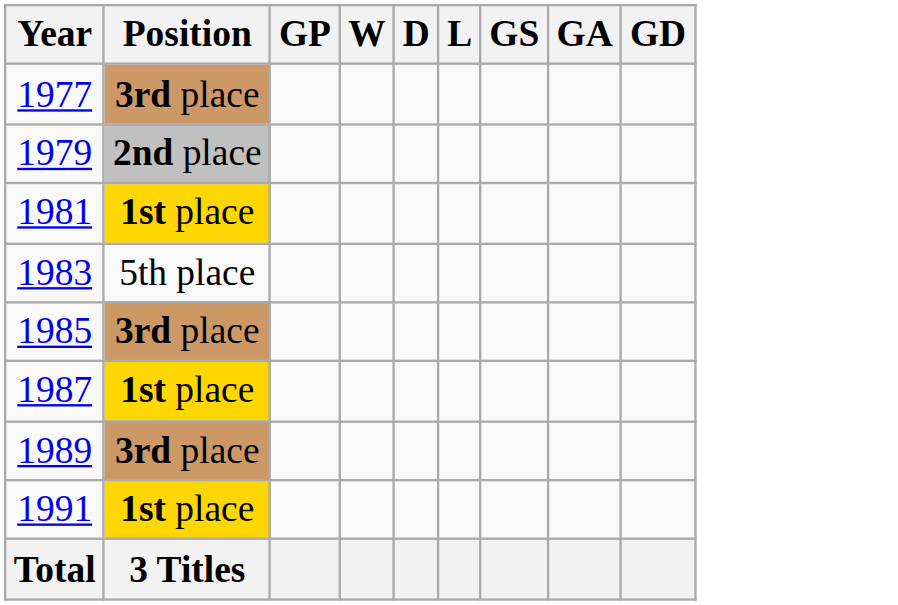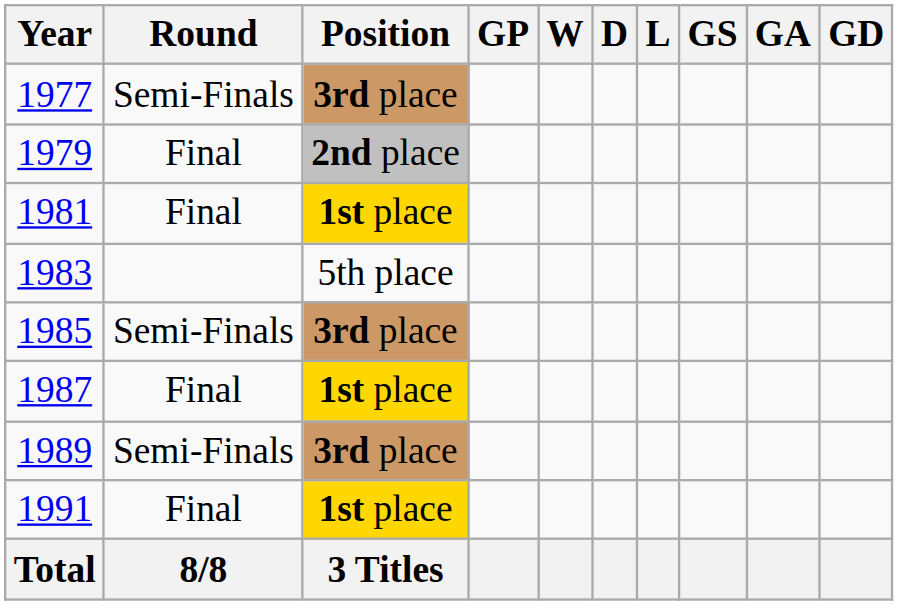+ column: (203, 34)
